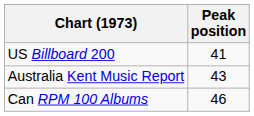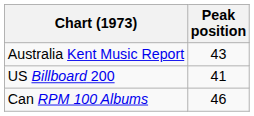rows swapped: (96, 76) <-> (61, 54)
